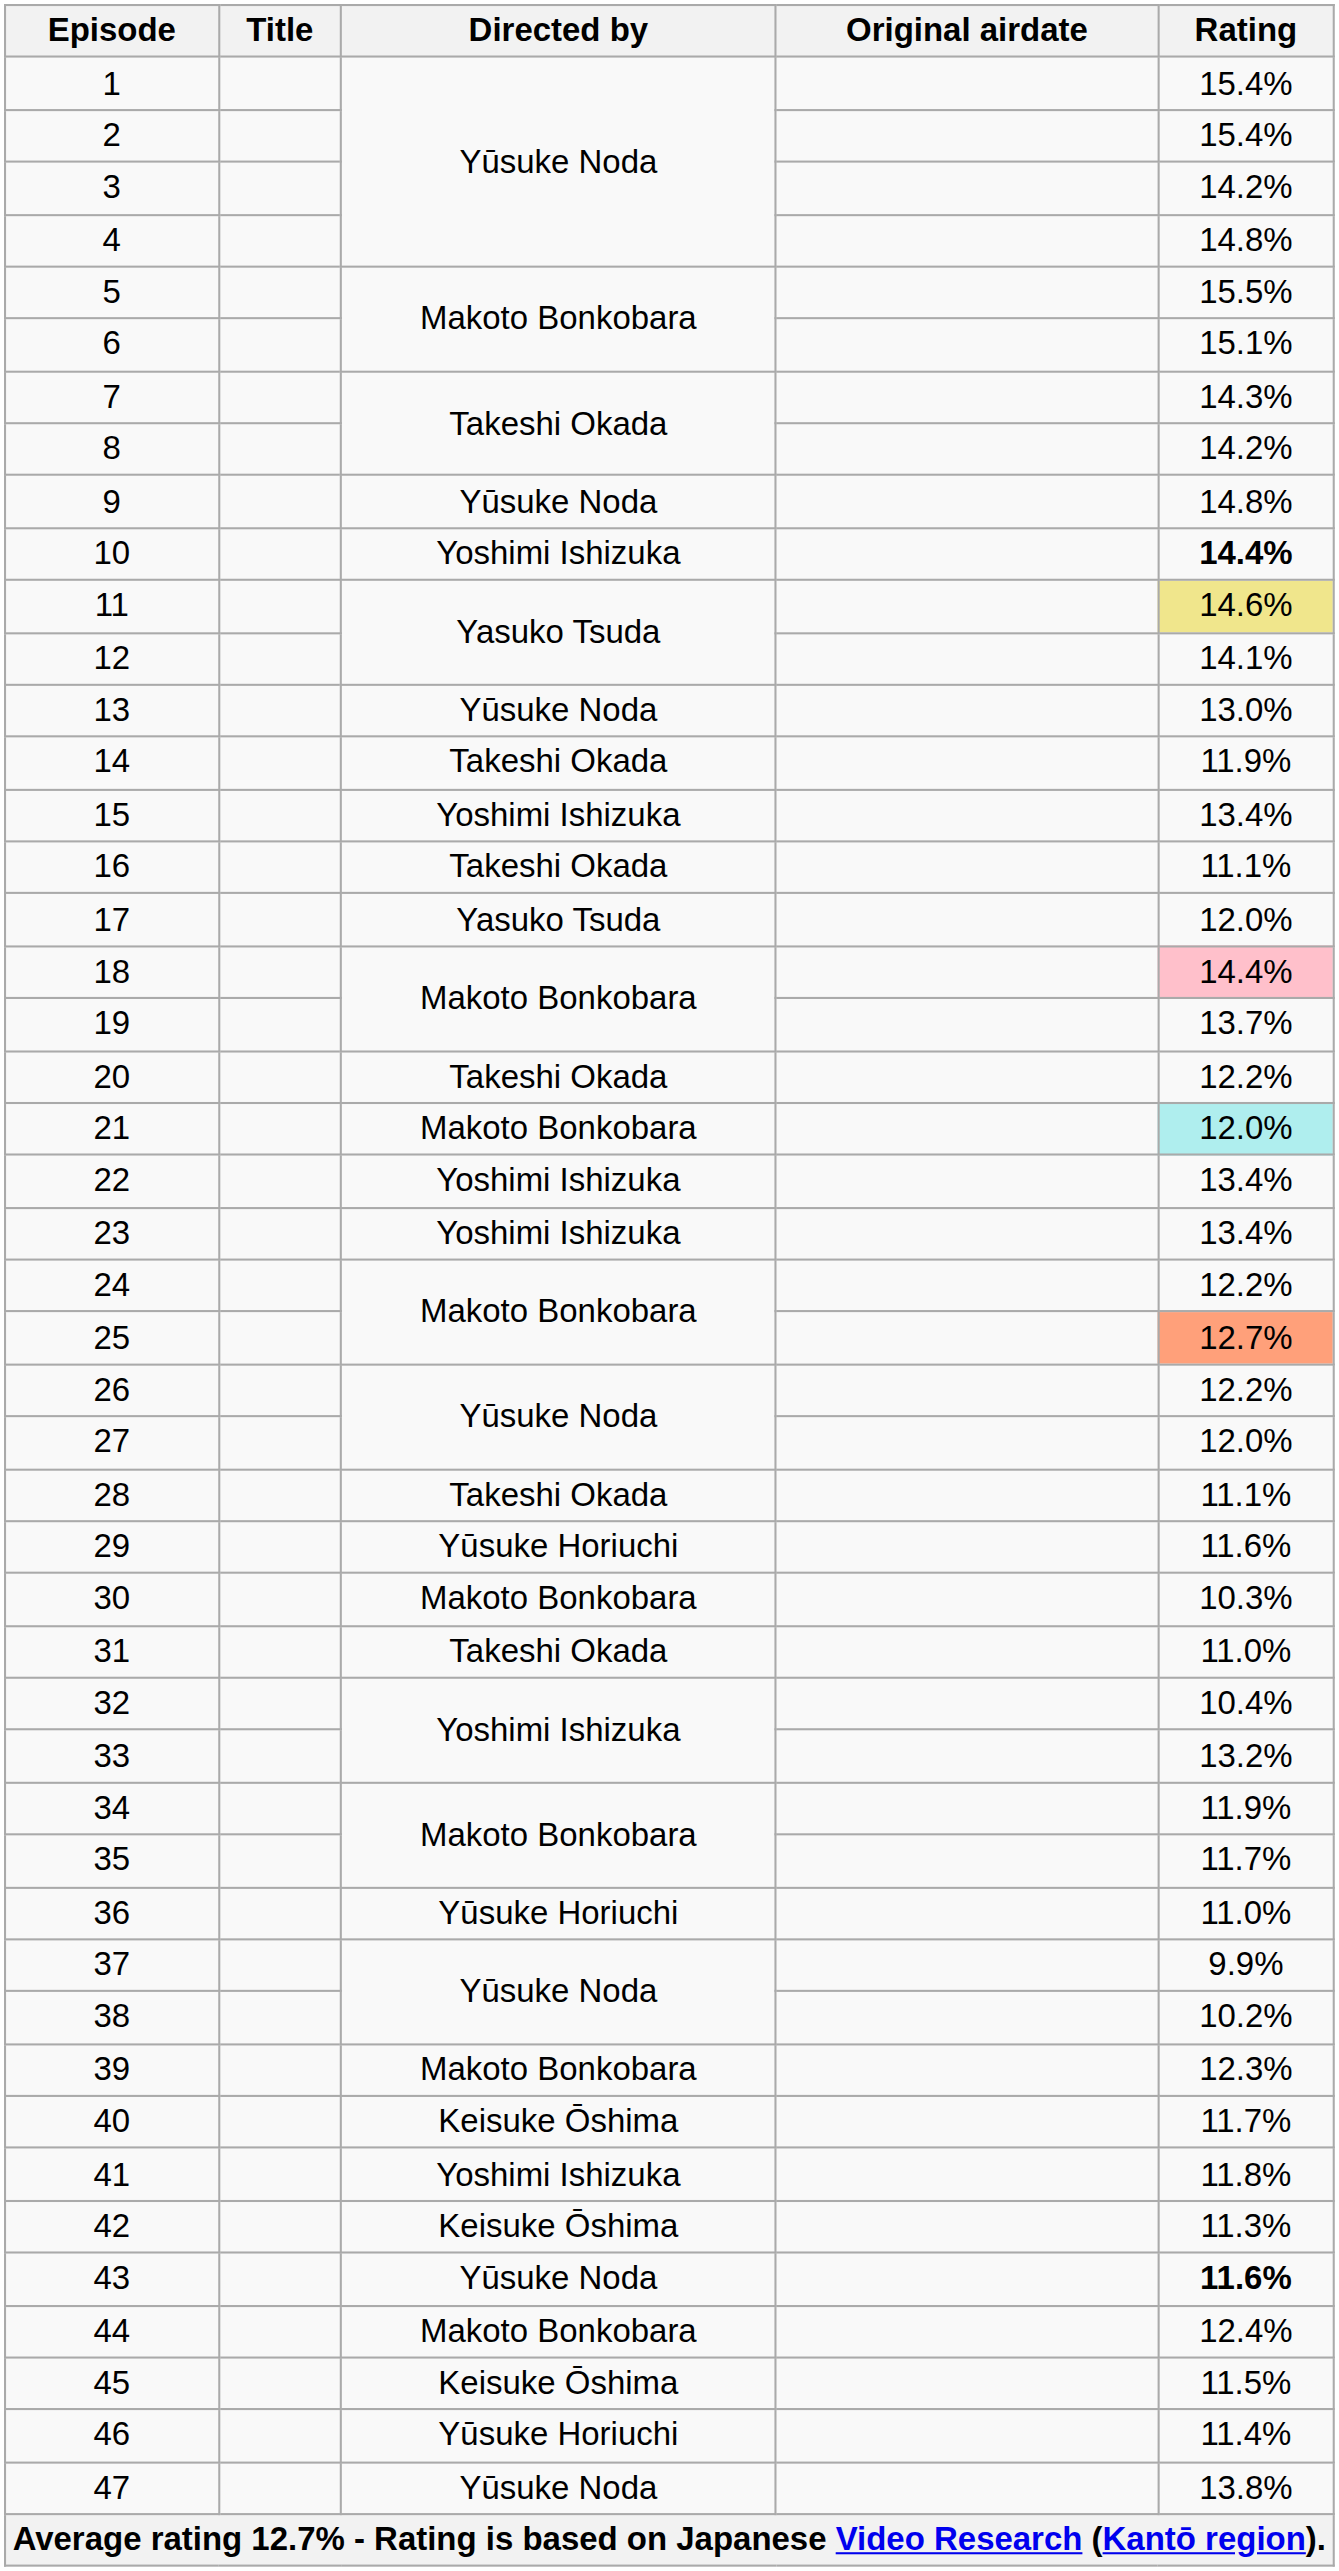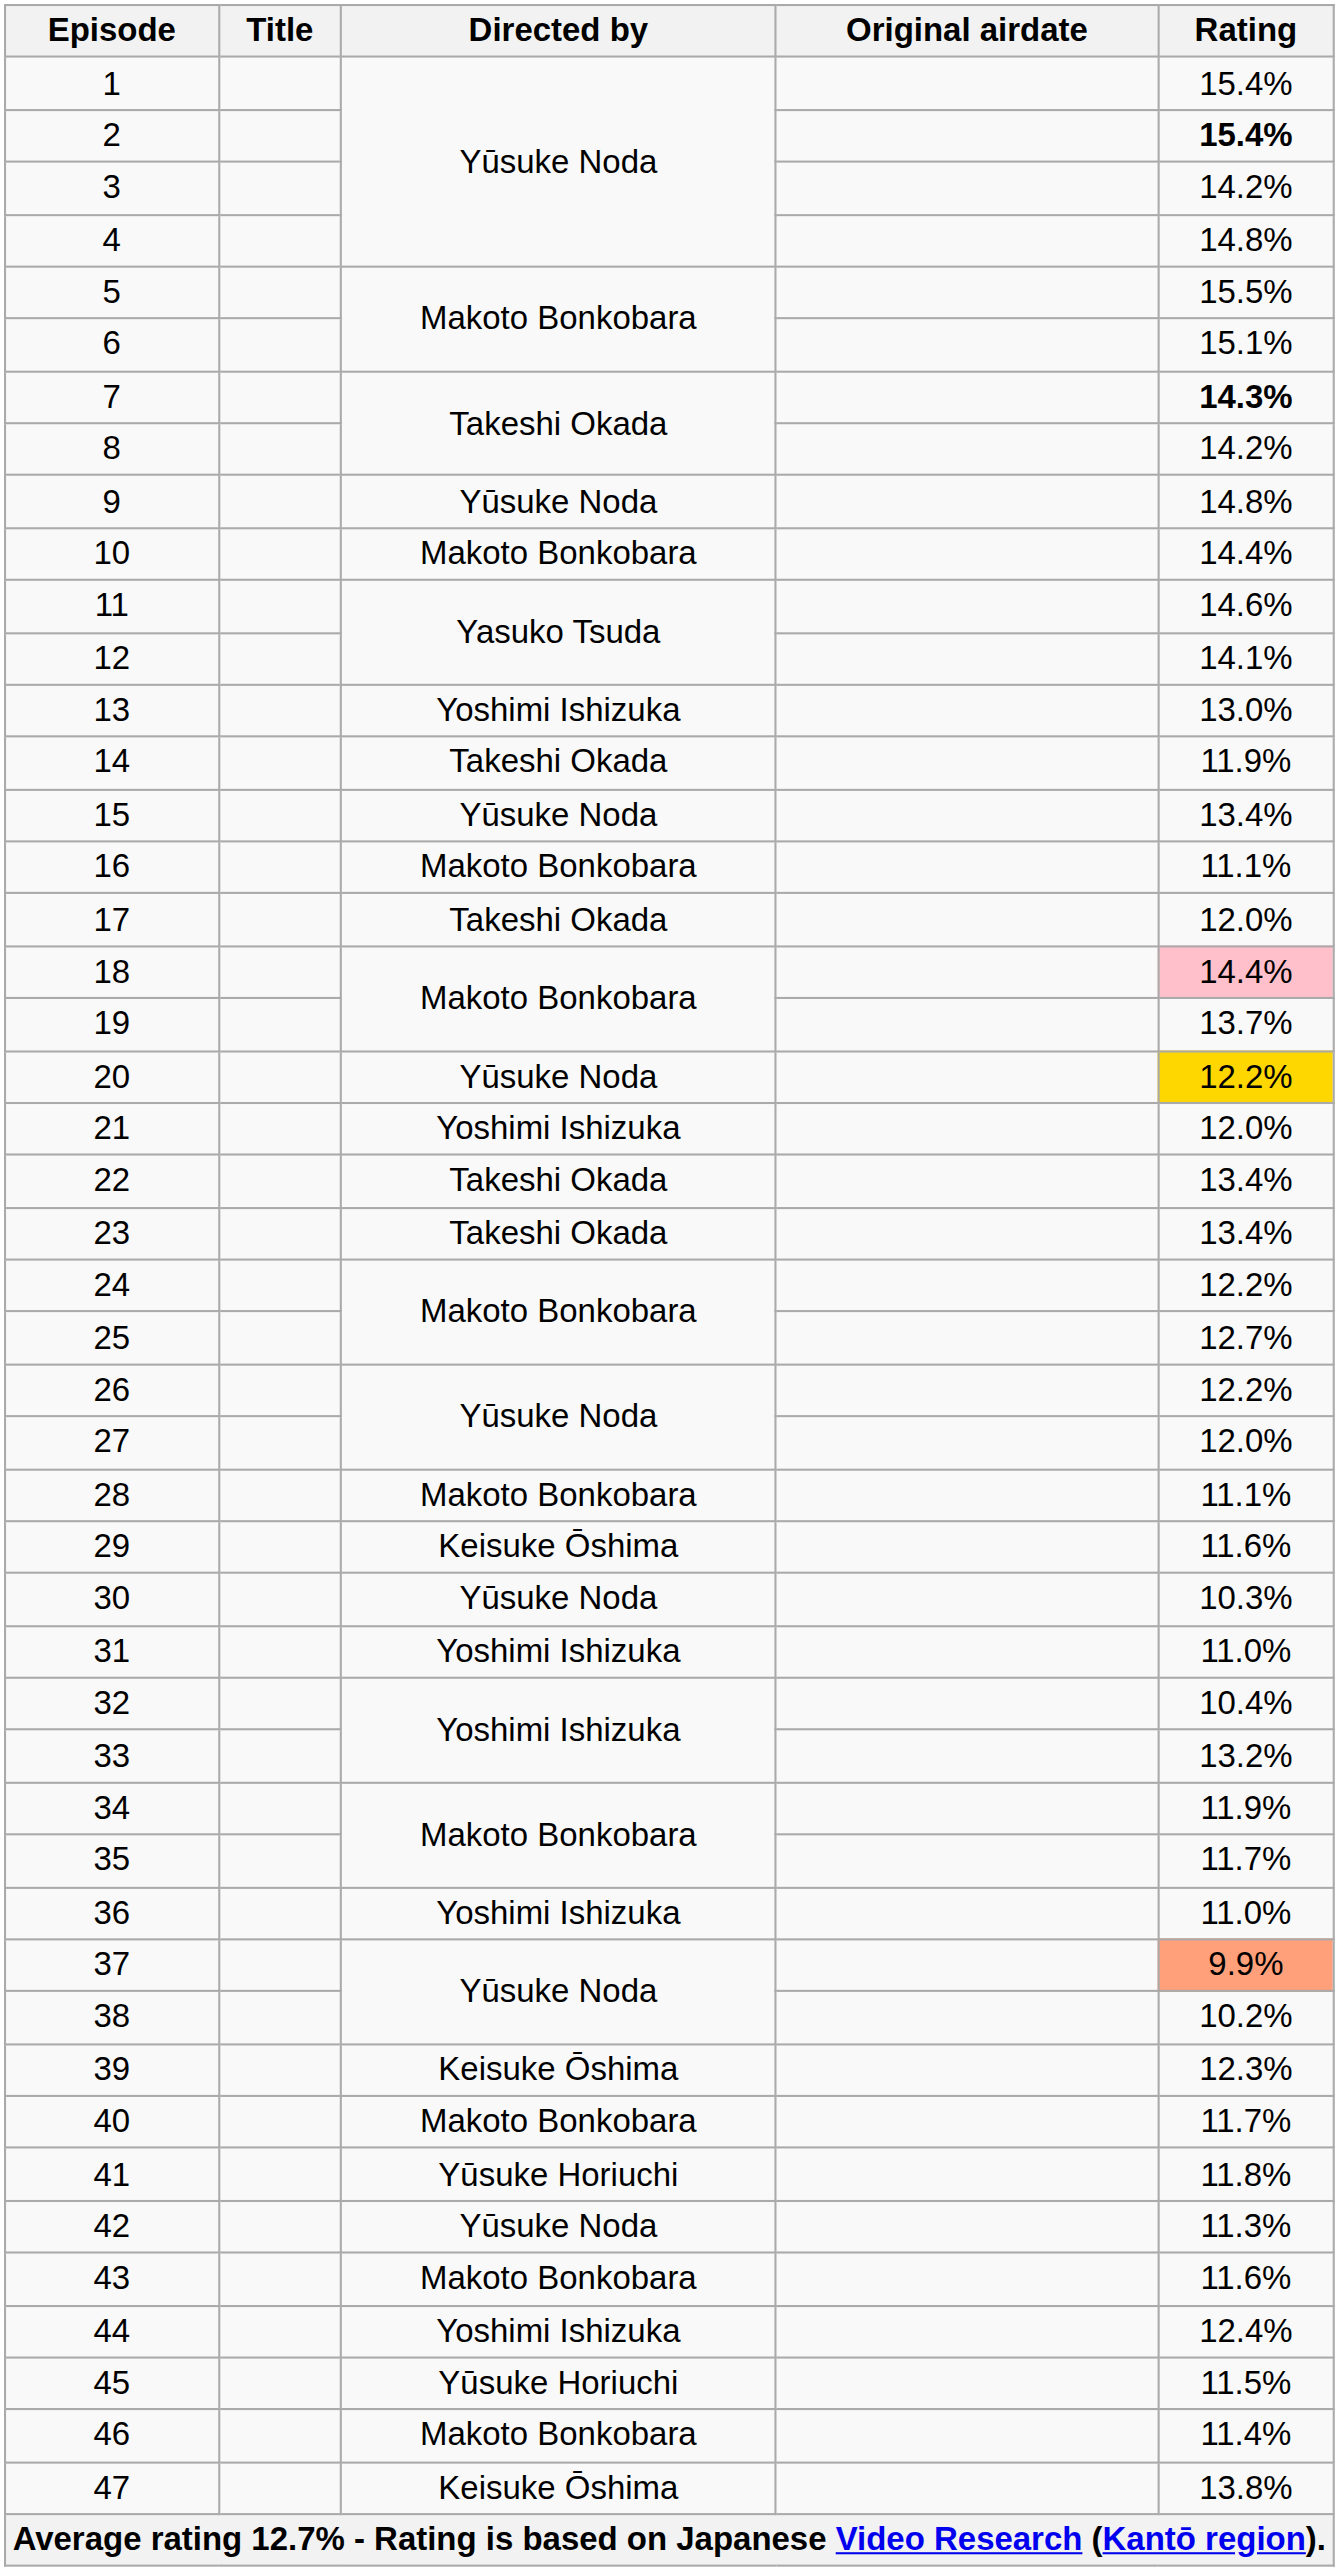(1246, 135) normal -> (1246, 135) bold
(1246, 396) normal -> (1246, 396) bold
(558, 553) Yoshimi Ishizuka -> (558, 553) Makoto Bonkobara
(1246, 553) bold -> (1246, 553) normal
(1246, 605) khaki background -> (1246, 605) no background
(558, 710) Yūsuke Noda -> (558, 710) Yoshimi Ishizuka
(558, 814) Yoshimi Ishizuka -> (558, 814) Yūsuke Noda
(558, 866) Takeshi Okada -> (558, 866) Makoto Bonkobara
(558, 919) Yasuko Tsuda -> (558, 919) Takeshi Okada
(558, 1076) Takeshi Okada -> (558, 1076) Yūsuke Noda
(1246, 1076) no background -> (1246, 1076) gold background
(558, 1128) Makoto Bonkobara -> (558, 1128) Yoshimi Ishizuka
(1246, 1128) paleturquoise background -> (1246, 1128) no background
(558, 1180) Yoshimi Ishizuka -> (558, 1180) Takeshi Okada
(558, 1232) Yoshimi Ishizuka -> (558, 1232) Takeshi Okada
(1246, 1337) lightsalmon background -> (1246, 1337) no background
(558, 1494) Takeshi Okada -> (558, 1494) Makoto Bonkobara
(558, 1546) Yūsuke Horiuchi -> (558, 1546) Keisuke Ōshima
(558, 1598) Makoto Bonkobara -> (558, 1598) Yūsuke Noda
(558, 1651) Takeshi Okada -> (558, 1651) Yoshimi Ishizuka
(558, 1912) Yūsuke Horiuchi -> (558, 1912) Yoshimi Ishizuka
(1246, 1964) no background -> (1246, 1964) lightsalmon background
(558, 2069) Makoto Bonkobara -> (558, 2069) Keisuke Ōshima
(558, 2121) Keisuke Ōshima -> (558, 2121) Makoto Bonkobara
(558, 2173) Yoshimi Ishizuka -> (558, 2173) Yūsuke Horiuchi
(558, 2226) Keisuke Ōshima -> (558, 2226) Yūsuke Noda
(558, 2278) Yūsuke Noda -> (558, 2278) Makoto Bonkobara
(1246, 2278) bold -> (1246, 2278) normal
(558, 2330) Makoto Bonkobara -> (558, 2330) Yoshimi Ishizuka
(558, 2382) Keisuke Ōshima -> (558, 2382) Yūsuke Horiuchi
(558, 2435) Yūsuke Horiuchi -> (558, 2435) Makoto Bonkobara
(558, 2487) Yūsuke Noda -> (558, 2487) Keisuke Ōshima
